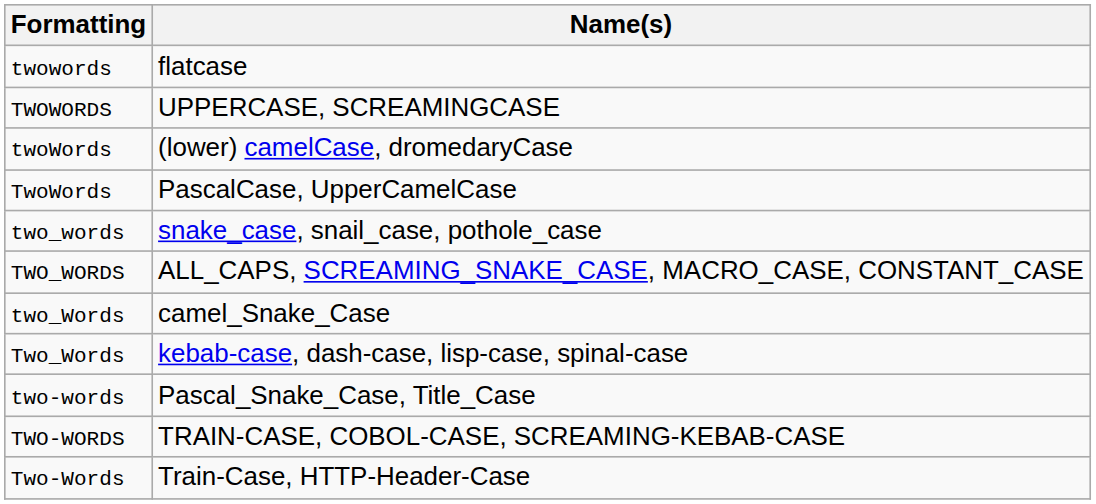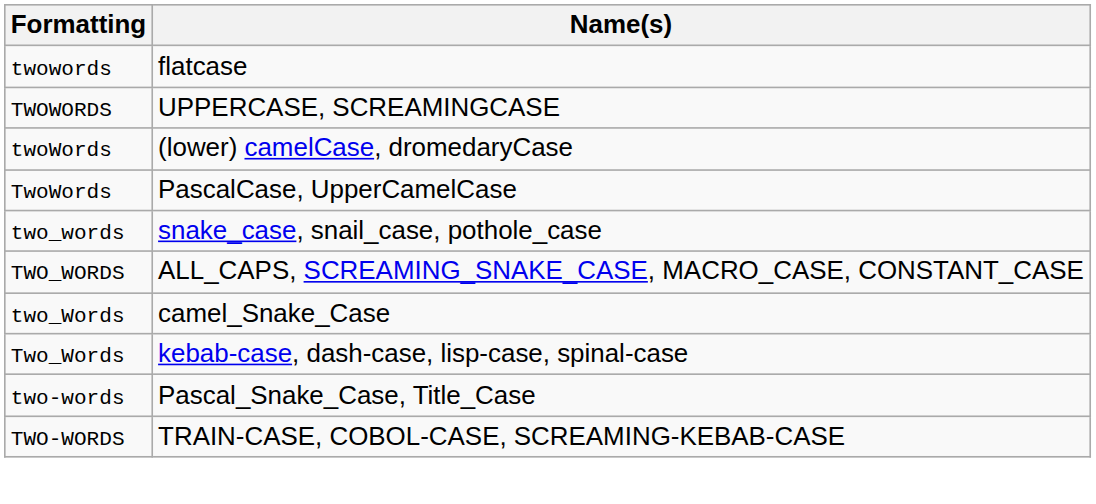- row: (68, 480)
